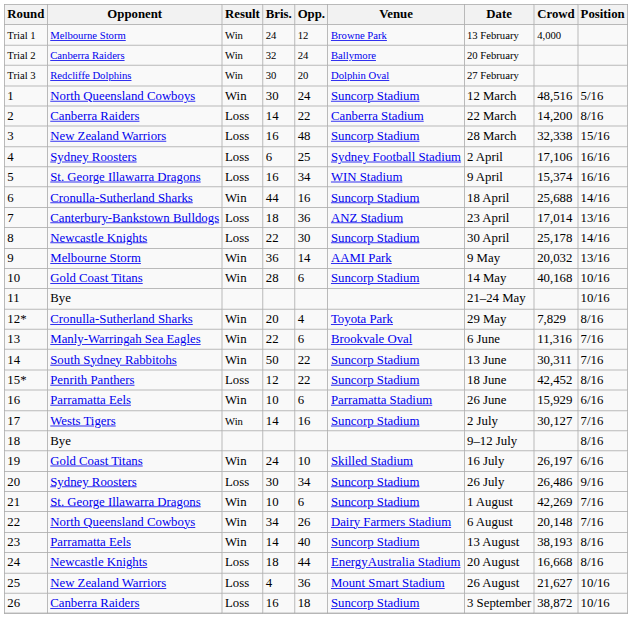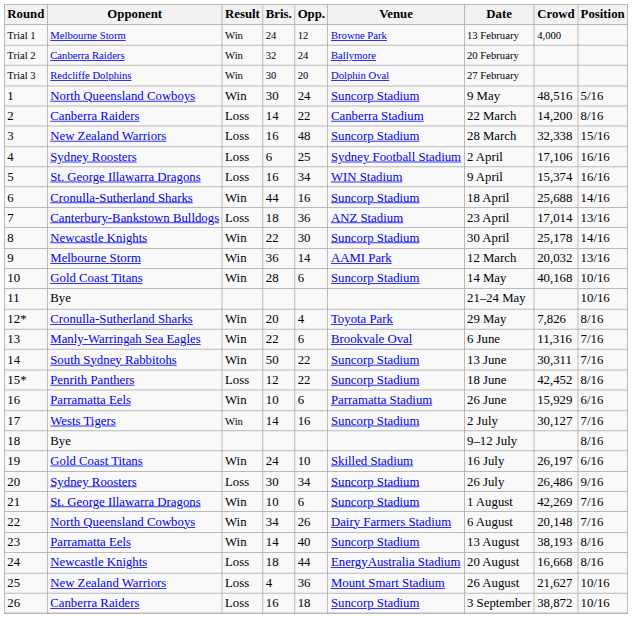(492, 95) 12 March -> (484, 95) 9 May
(237, 237) Loss -> (236, 237) Win
(484, 258) 9 May -> (492, 258) 12 March
(552, 319) 7,829 -> (552, 319) 7,826
